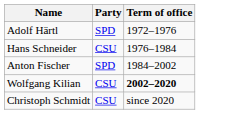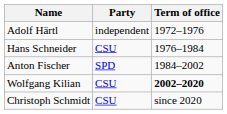(105, 30) SPD -> (122, 30) independent
